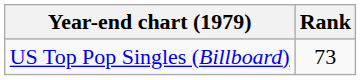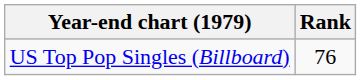(325, 56) 73 -> (325, 56) 76
